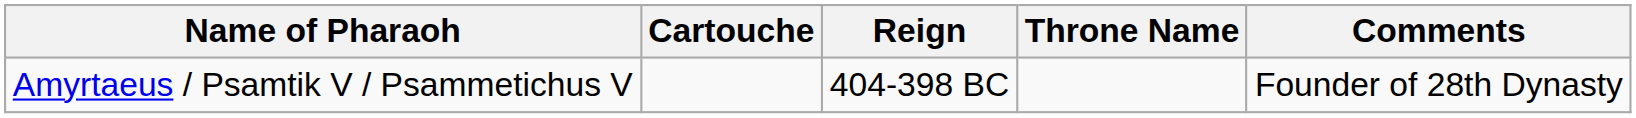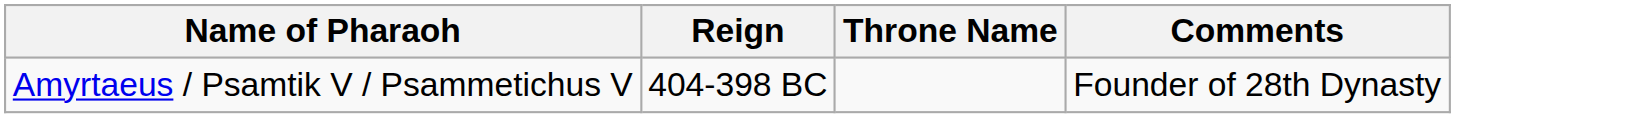- column: (731, 31)
